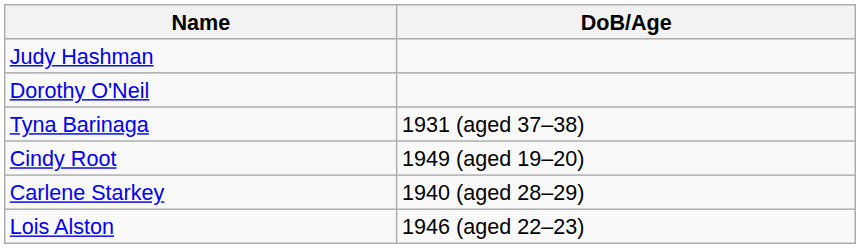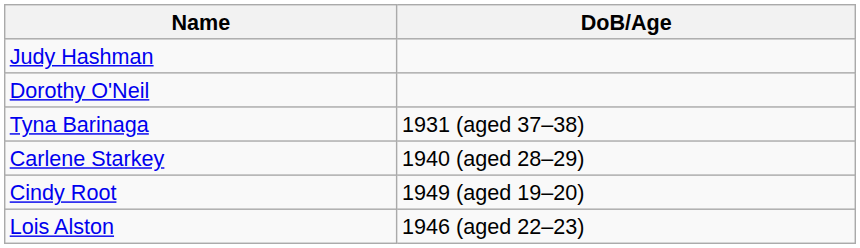rows swapped: (63, 159) <-> (87, 193)
